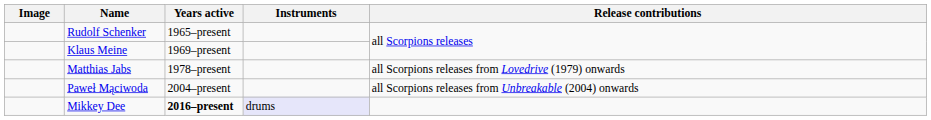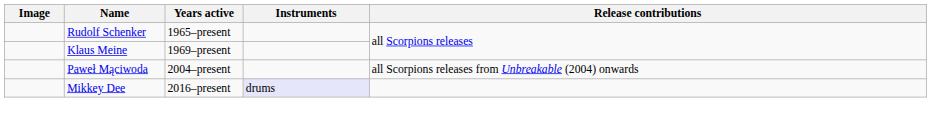- row: (99, 69)
(200, 106) bold -> (199, 87) normal
